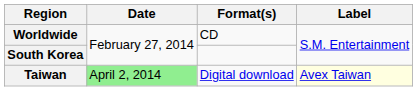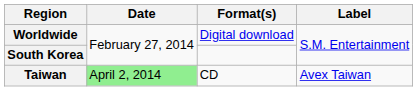(209, 34) CD -> (247, 34) Digital download
(247, 75) Digital download -> (209, 75) CD
(335, 75) lightyellow background -> (335, 75) no background
